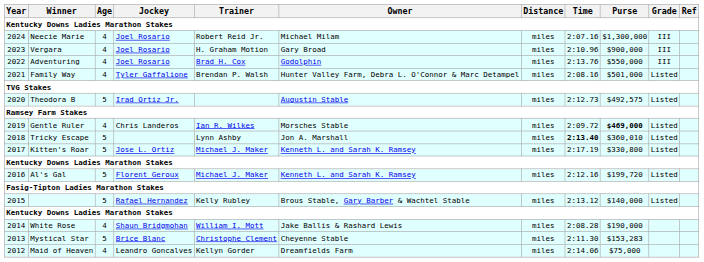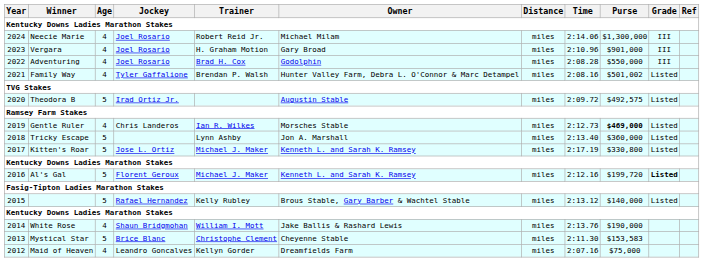(583, 37) 2:07.16 -> (583, 37) 2:14.06
(625, 49) $900,000 -> (625, 49) $901,000
(583, 62) 2:13.76 -> (583, 62) 2:08.28
(625, 74) $501,000 -> (625, 74) $501,002
(583, 100) 2:12.73 -> (583, 100) 2:09.72
(583, 125) 2:09.72 -> (583, 125) 2:12.73
(583, 137) bold -> (583, 137) normal
(625, 137) $360,010 -> (625, 137) $360,000
(664, 175) normal -> (664, 175) bold
(583, 225) 2:08.28 -> (583, 225) 2:13.76
(625, 238) $153,283 -> (625, 238) $153,583
(583, 251) 2:14.06 -> (583, 251) 2:07.16
